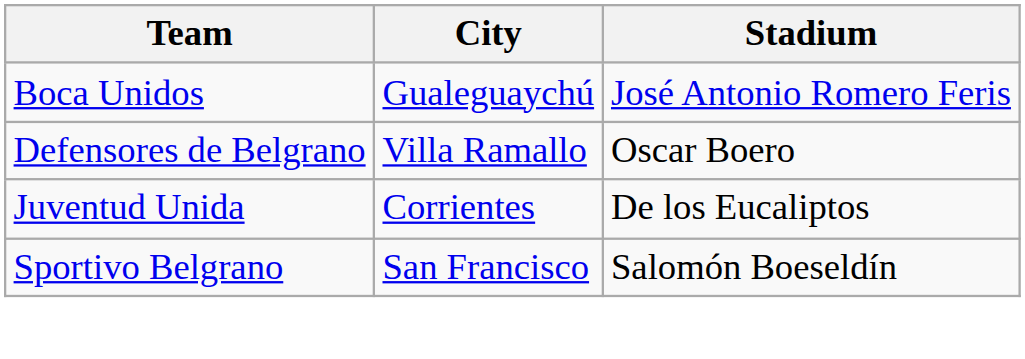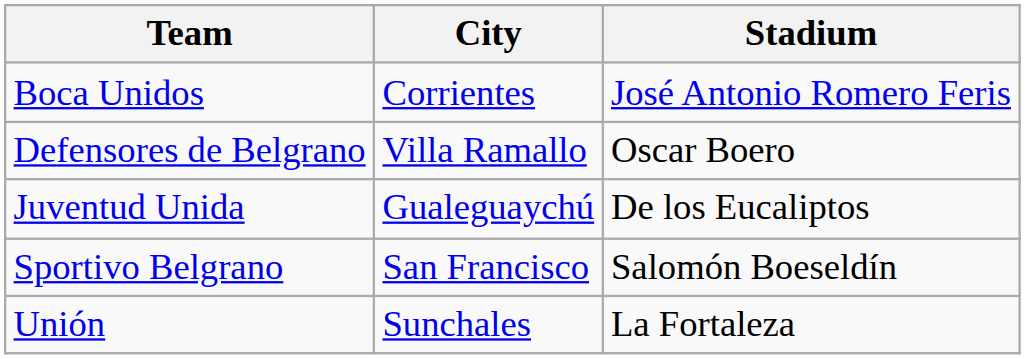(488, 91) Gualeguaychú -> (459, 91) Corrientes
(459, 207) Corrientes -> (488, 207) Gualeguaychú
+ row: (59, 324)
